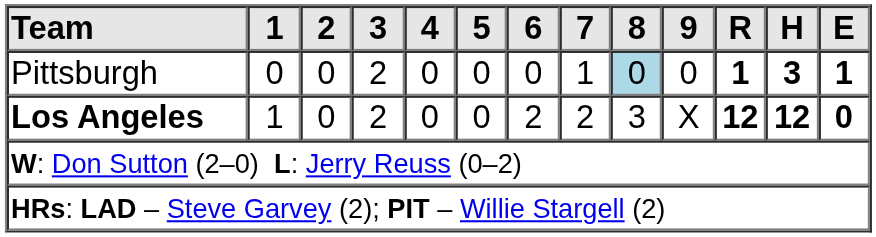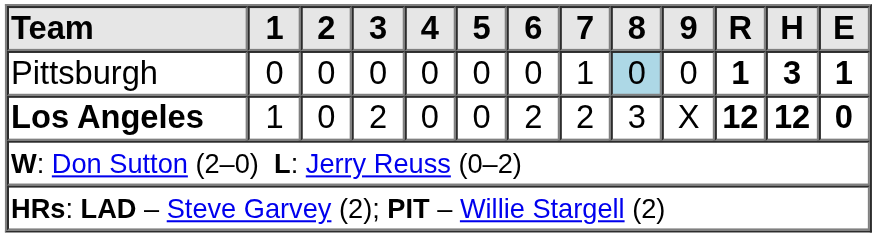(378, 72) 2 -> (378, 72) 0
